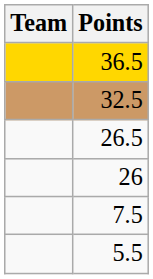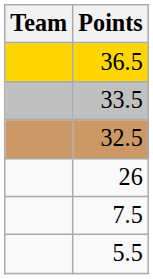+ row: (122, 100)
- row: (122, 138)
